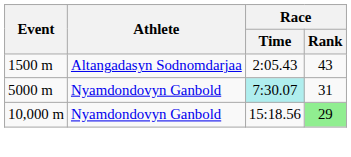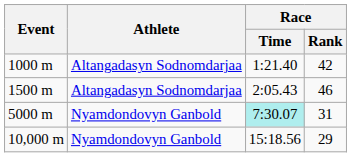+ row: (30, 66)
(325, 66) 43 -> (325, 90) 46
(325, 114) lightgreen background -> (325, 139) no background
